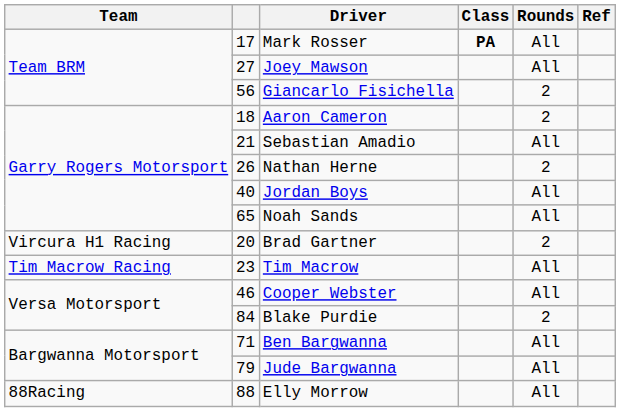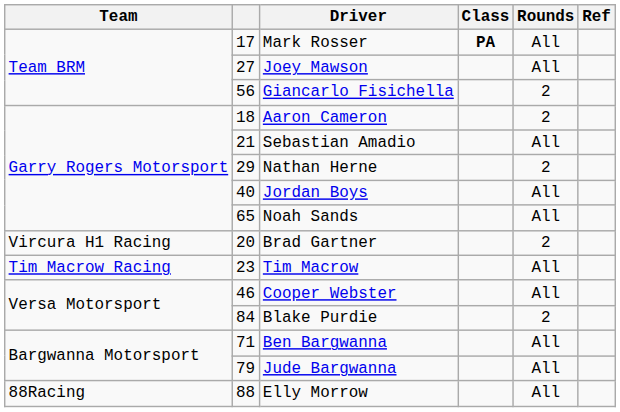(246, 168) 26 -> (246, 168) 29
